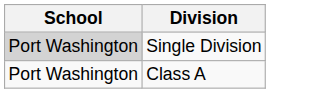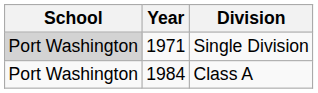+ column: (166, 18)
